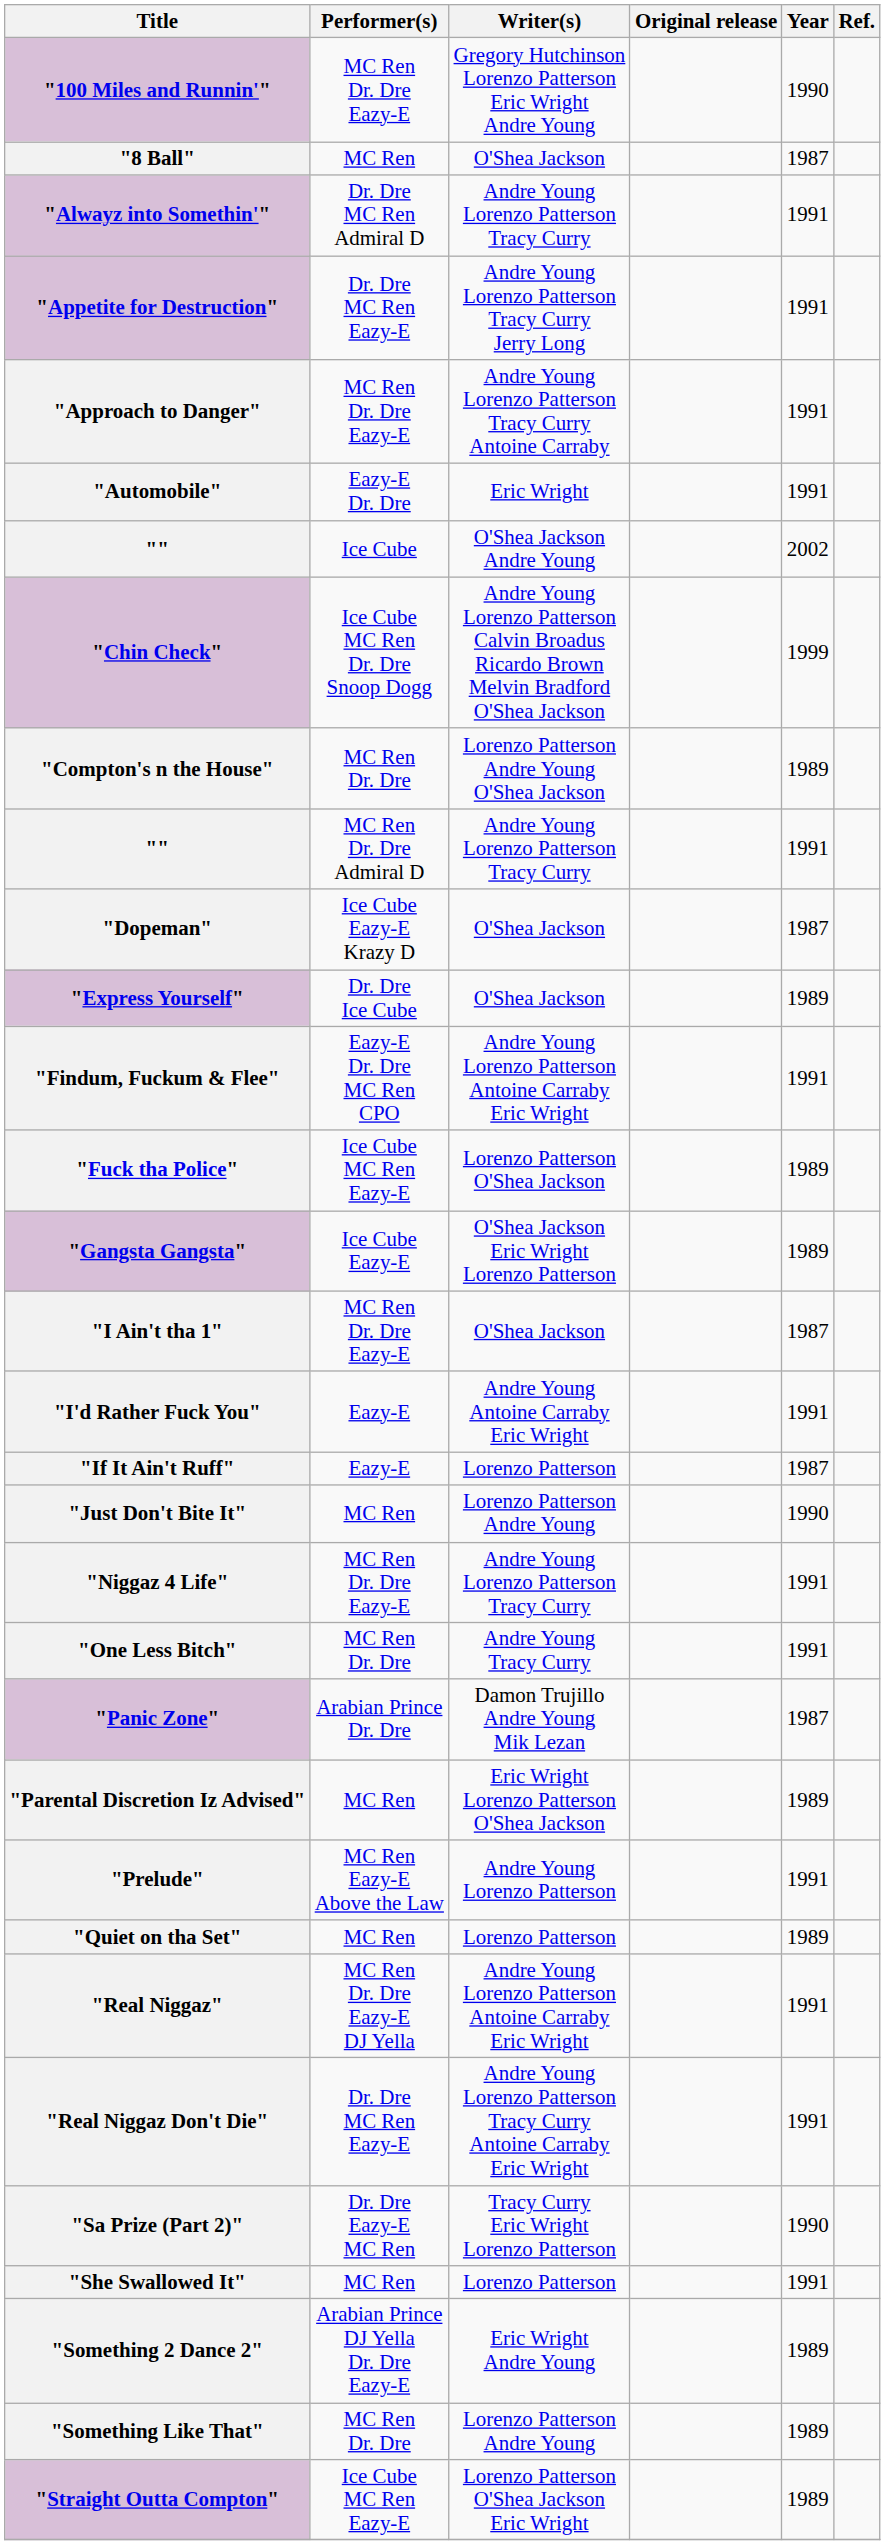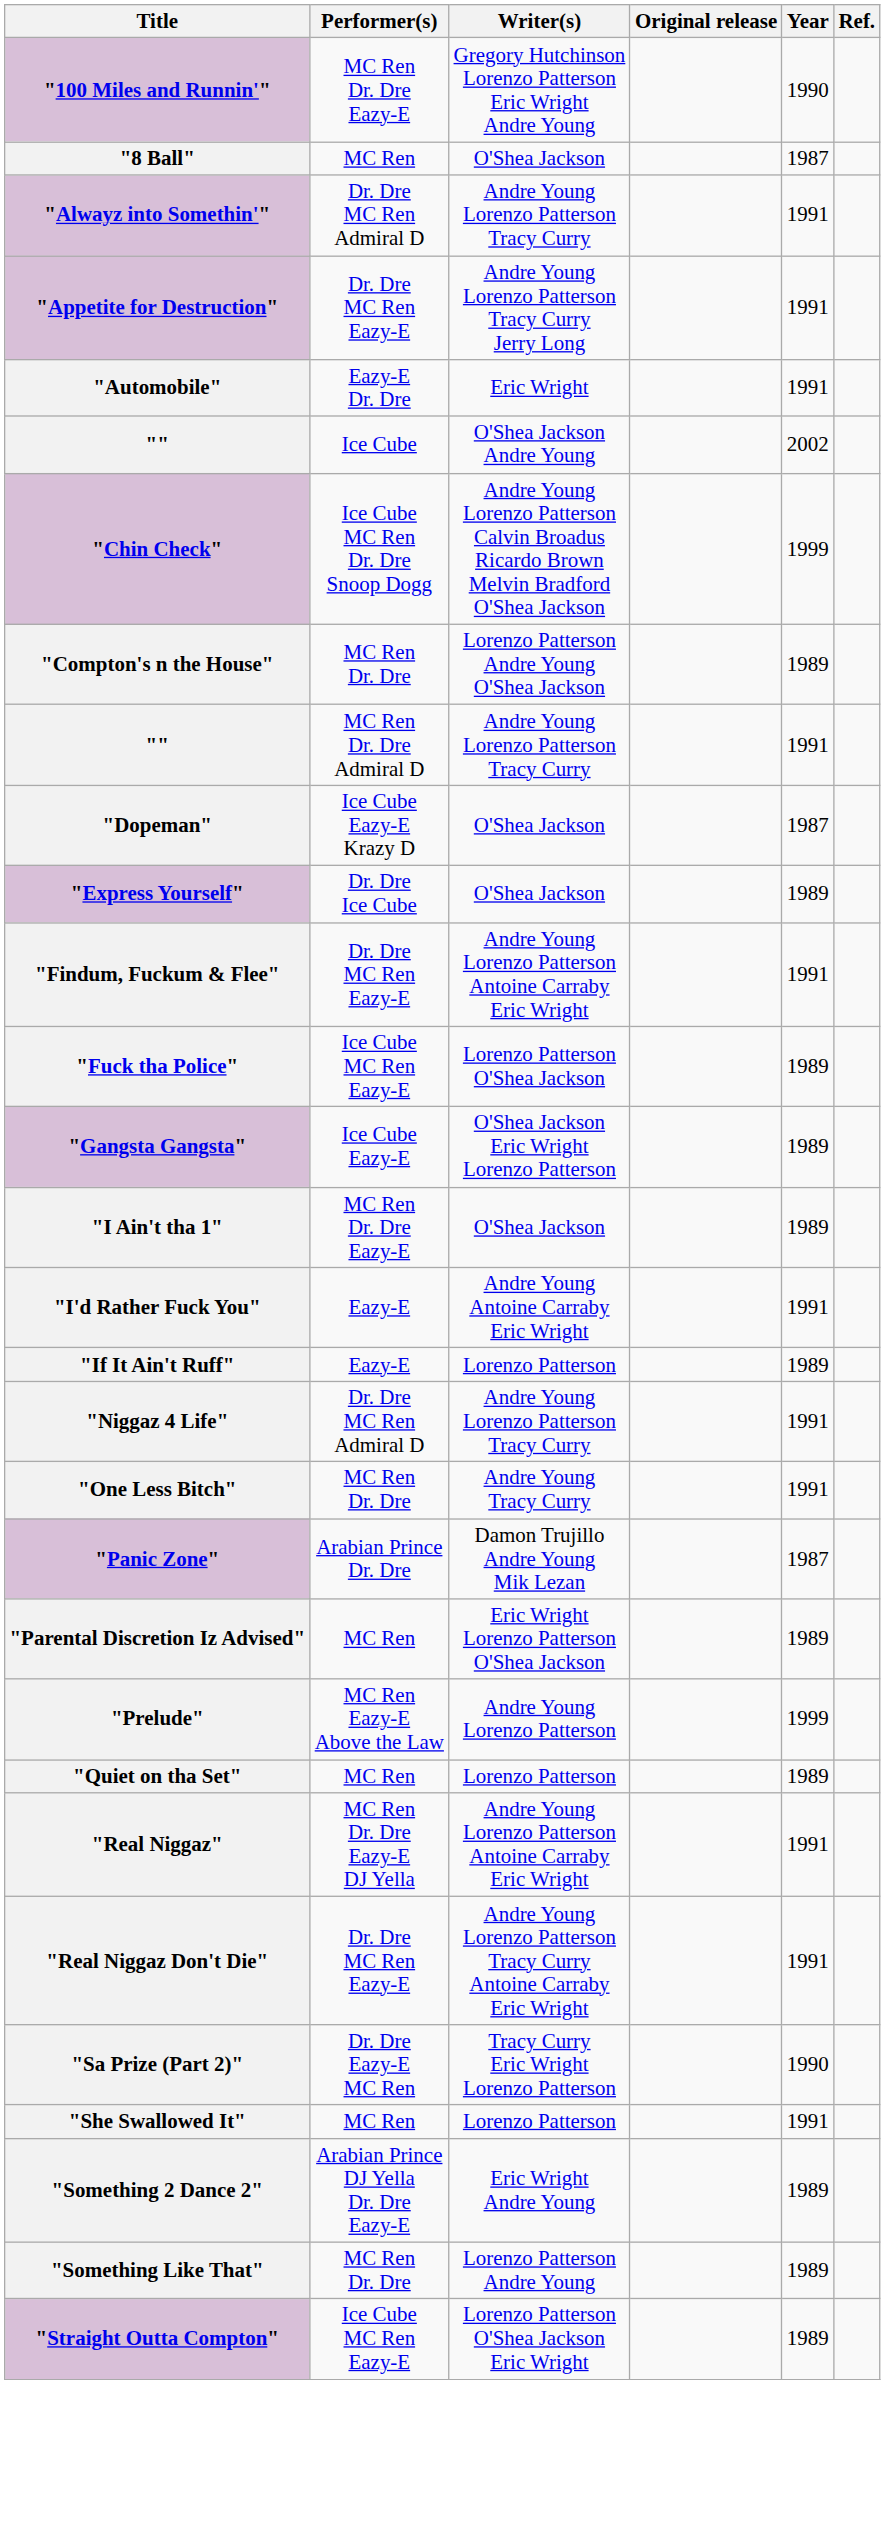- row: (157, 411)
(379, 1078) Eazy-E Dr. Dre MC Ren CPO -> (379, 974) Dr. Dre MC Ren Eazy-E
(808, 1331) 1987 -> (808, 1227) 1989
(808, 1468) 1987 -> (808, 1364) 1989
- row: (157, 1513)
(379, 1581) MC Ren Dr. Dre Eazy-E -> (379, 1421) Dr. Dre MC Ren Admiral D
(808, 1880) 1991 -> (808, 1719) 1999
